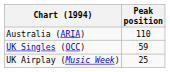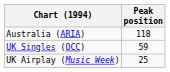(143, 34) 110 -> (143, 34) 118
